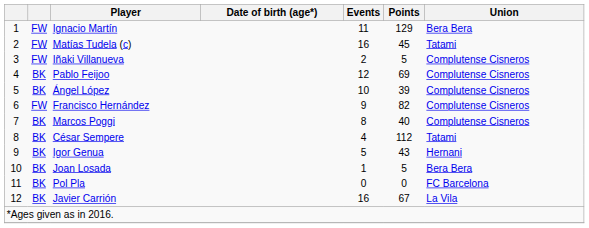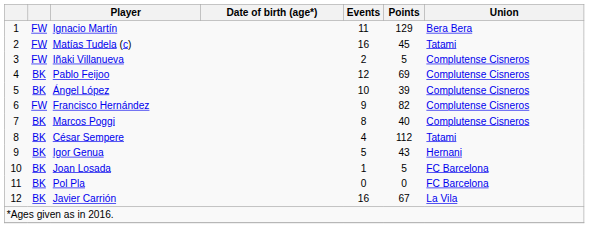(449, 168) Bera Bera -> (457, 168) FC Barcelona
